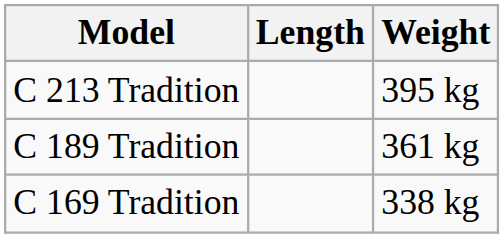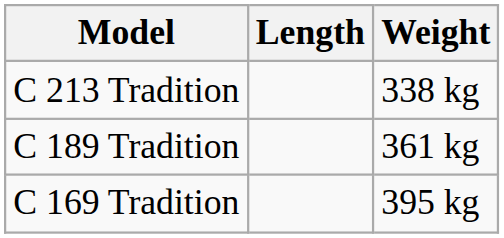(430, 89) 395 kg -> (430, 89) 338 kg
(430, 202) 338 kg -> (430, 202) 395 kg
